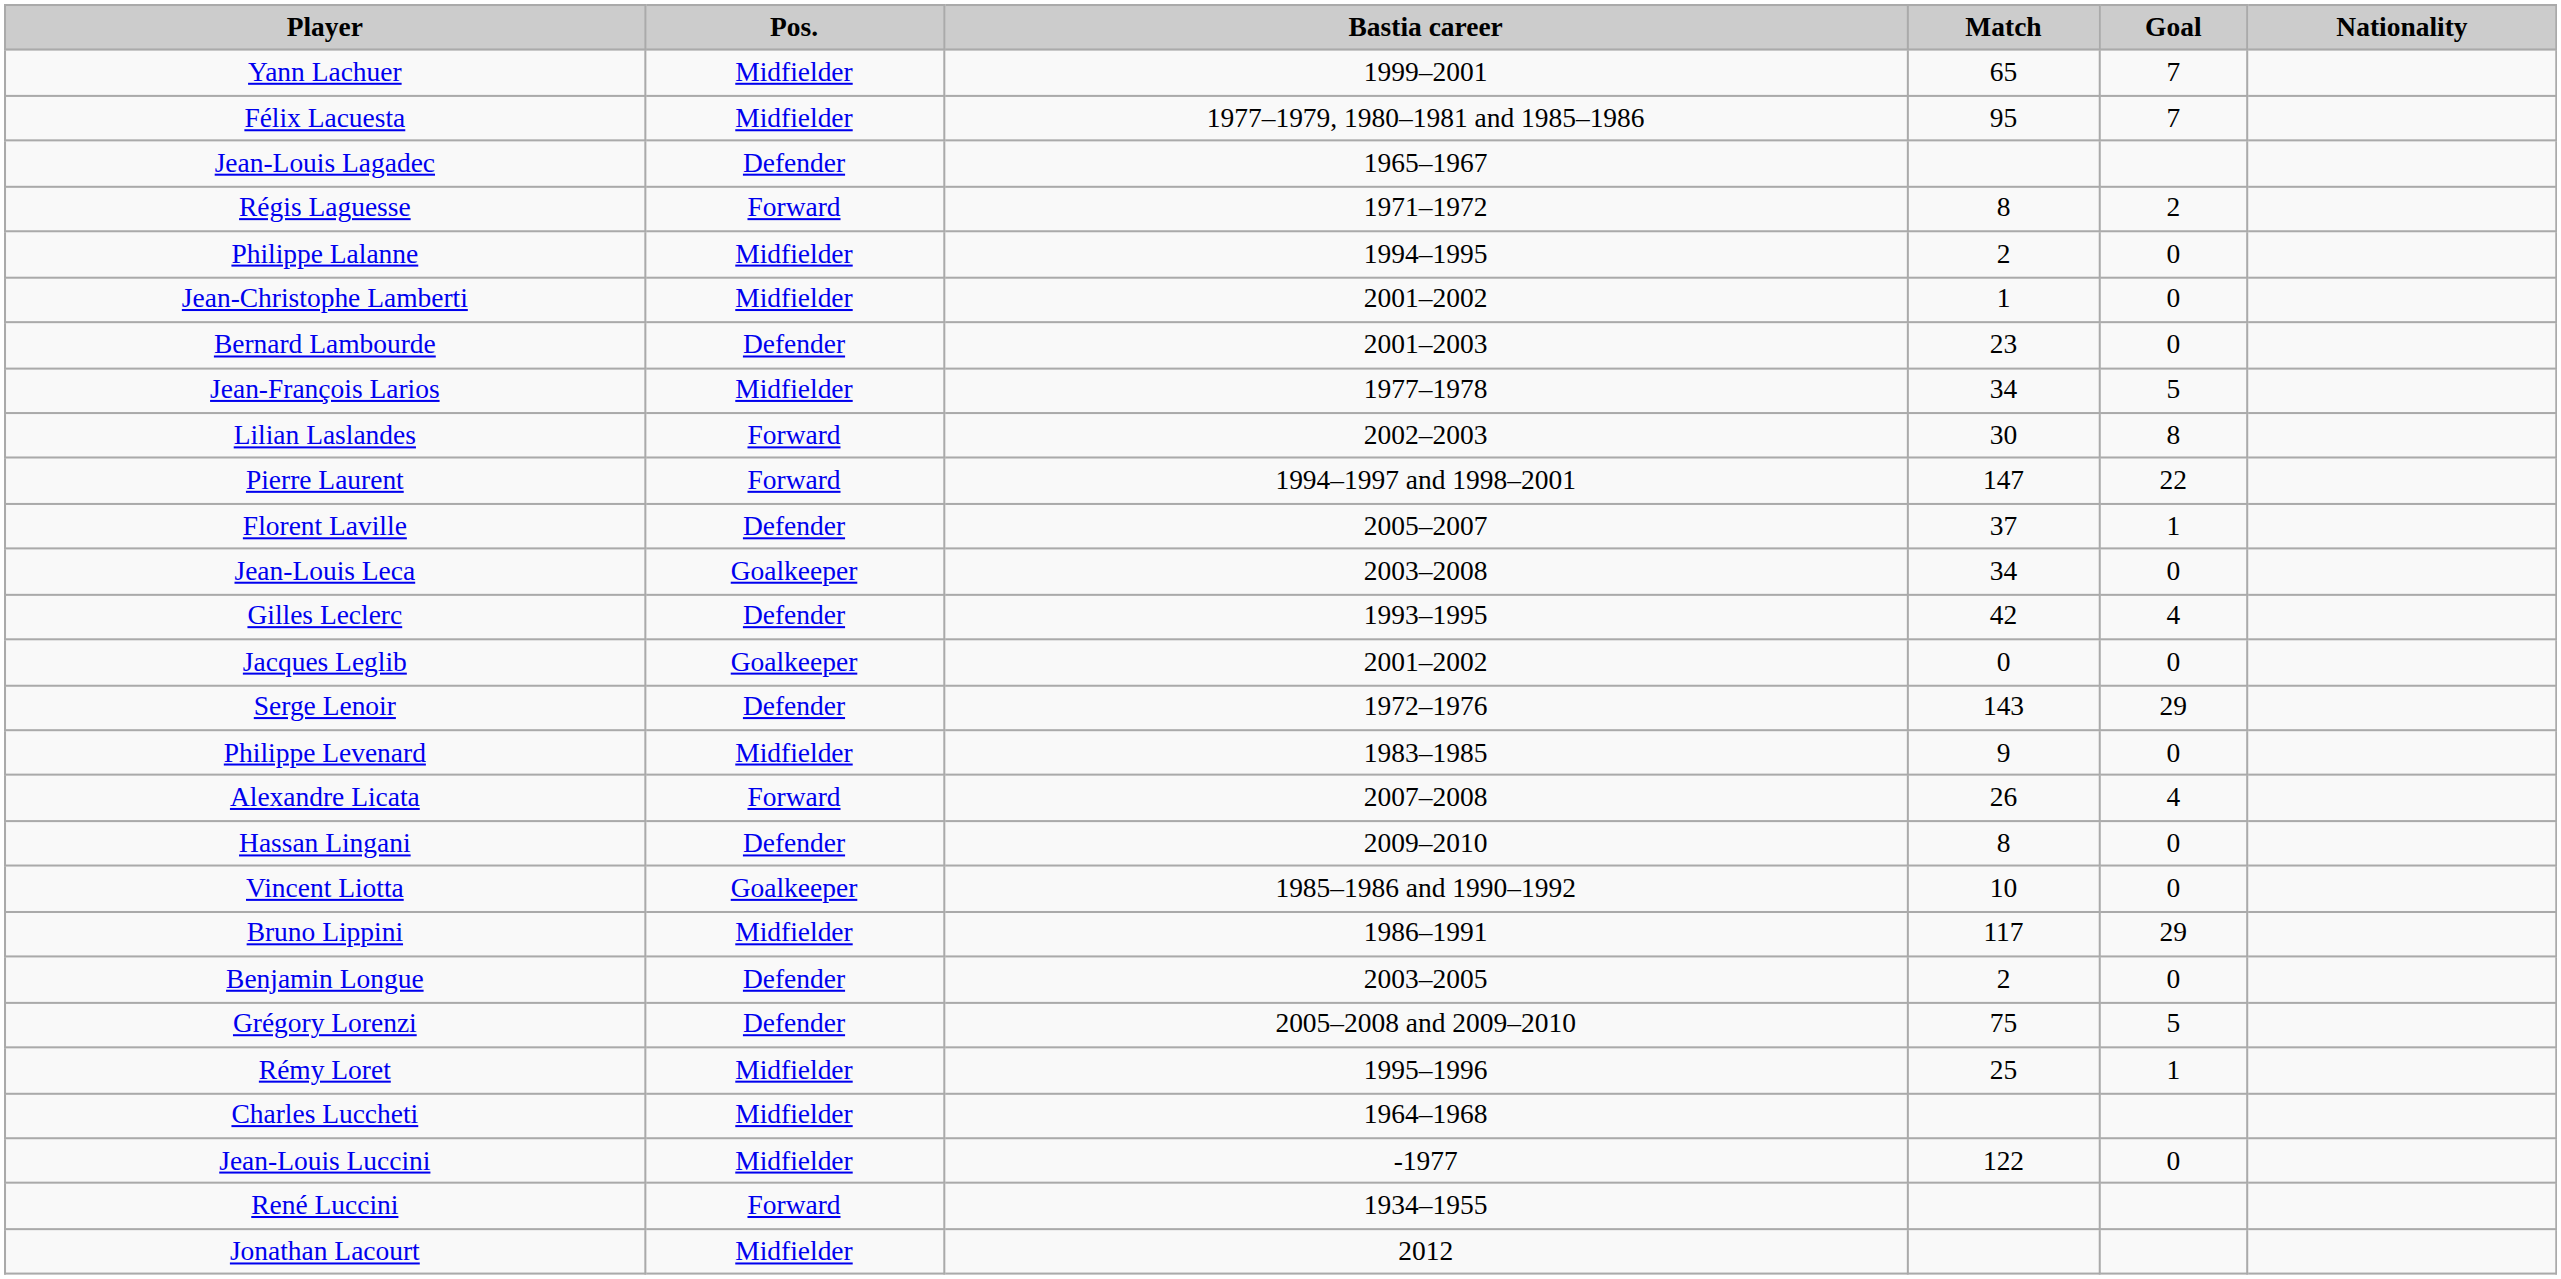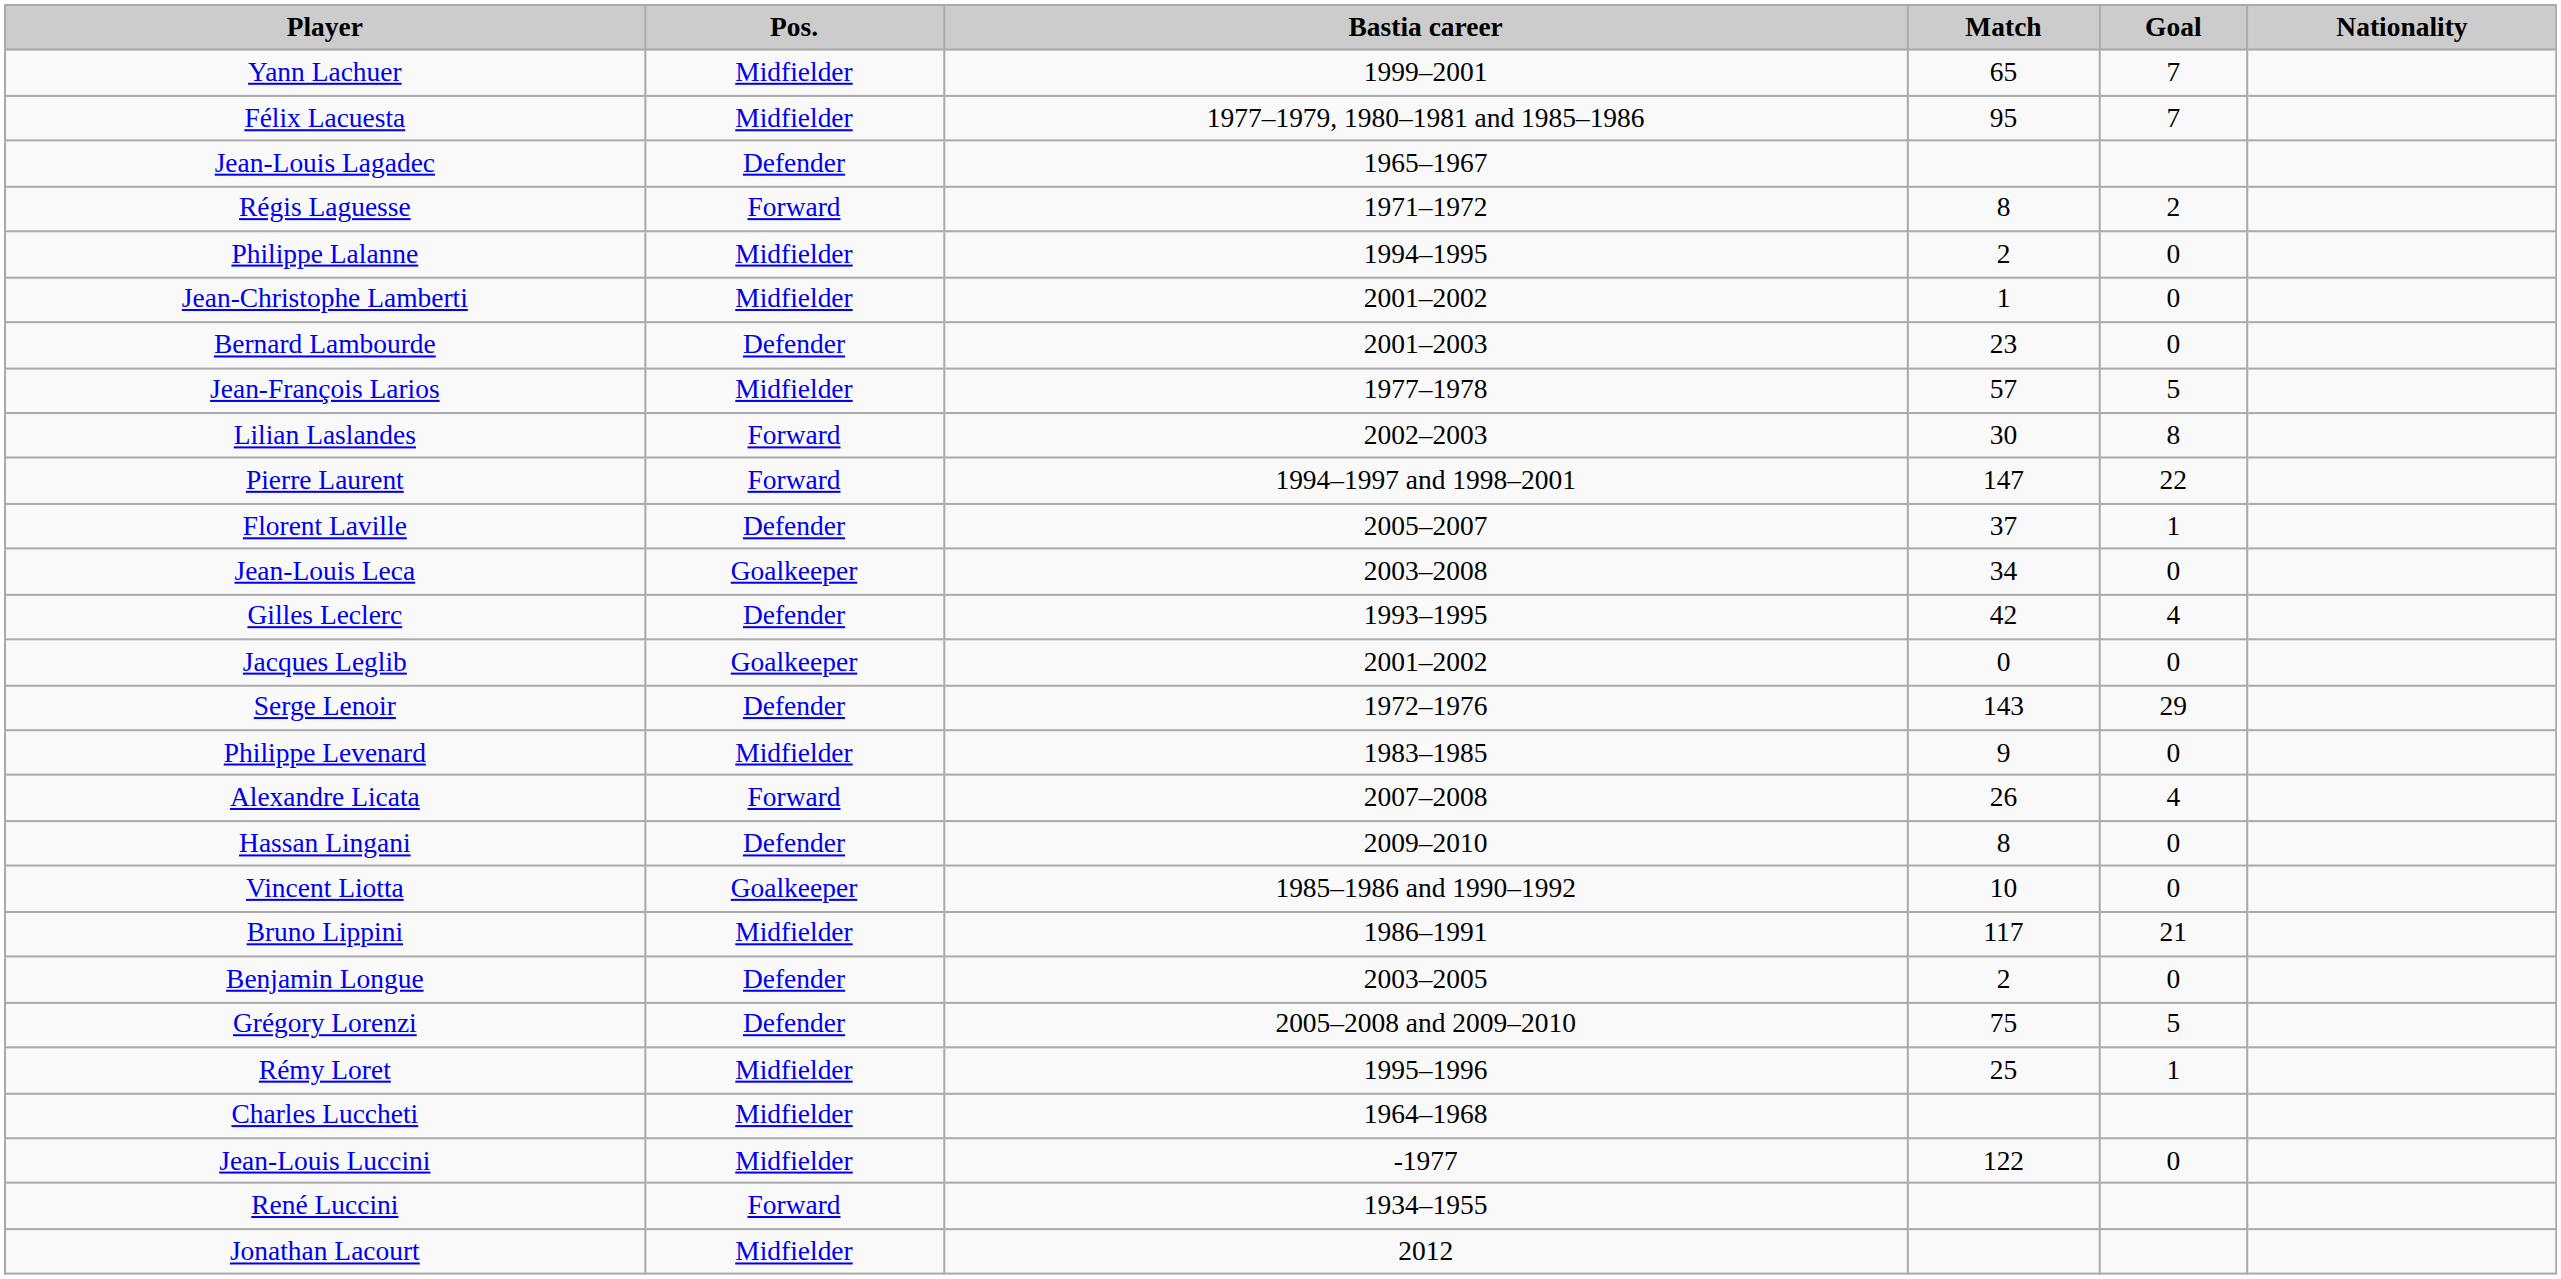(2003, 389) 34 -> (2003, 389) 57
(2173, 933) 29 -> (2173, 933) 21
